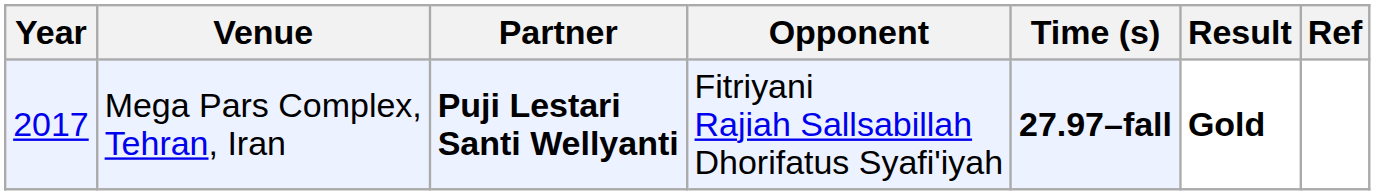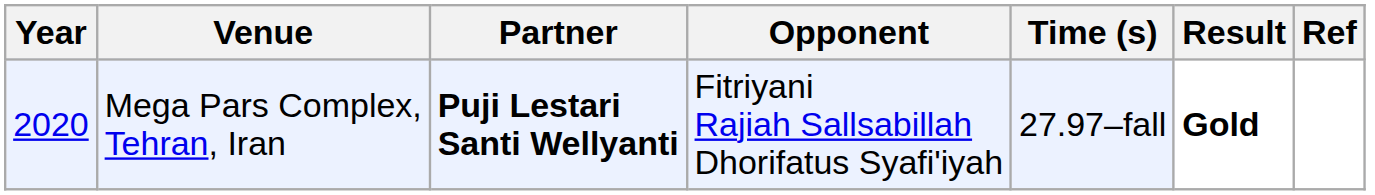(51, 124) 2017 -> (51, 124) 2020
(1095, 124) bold -> (1093, 124) normal
